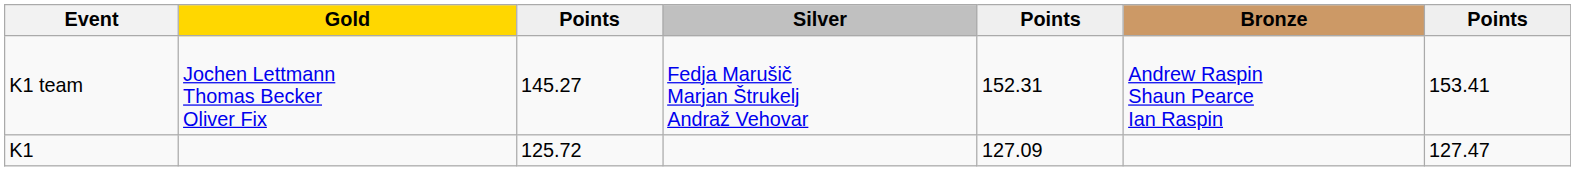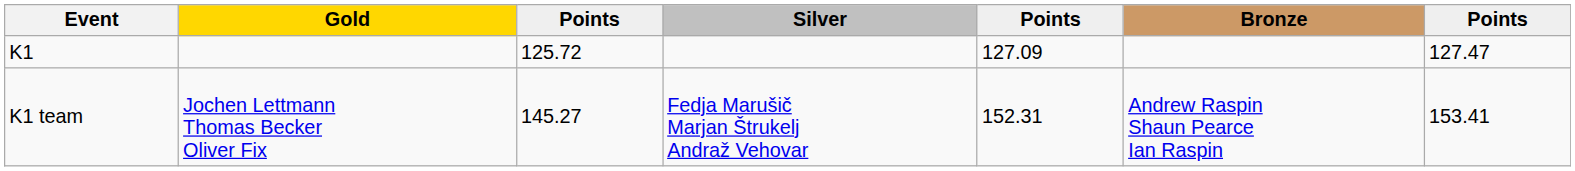rows swapped: (21, 150) <-> (46, 85)
